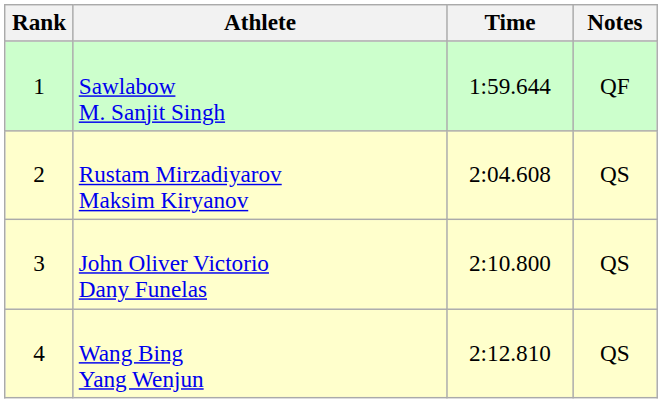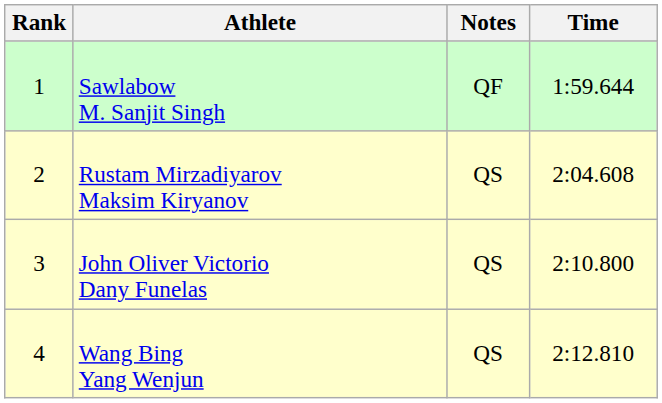columns swapped: (510, 22) <-> (615, 22)
